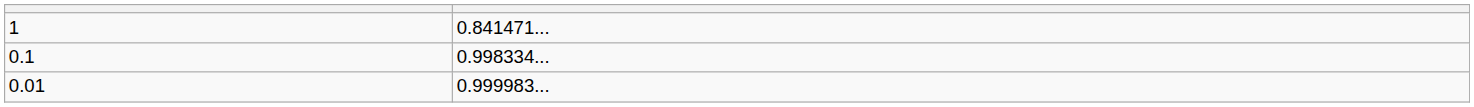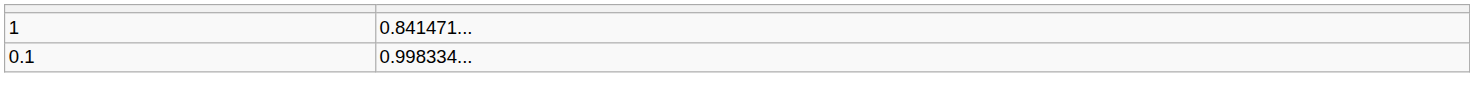- row: (27, 86)
